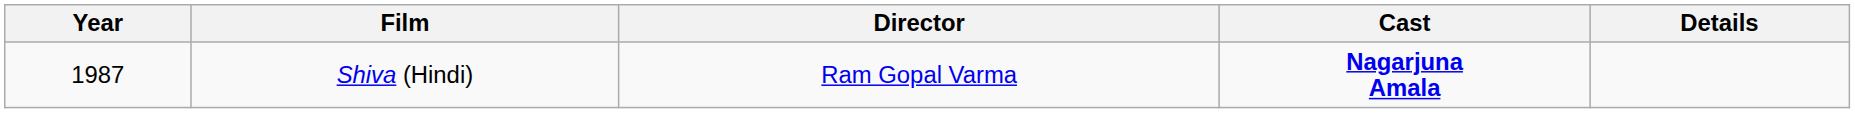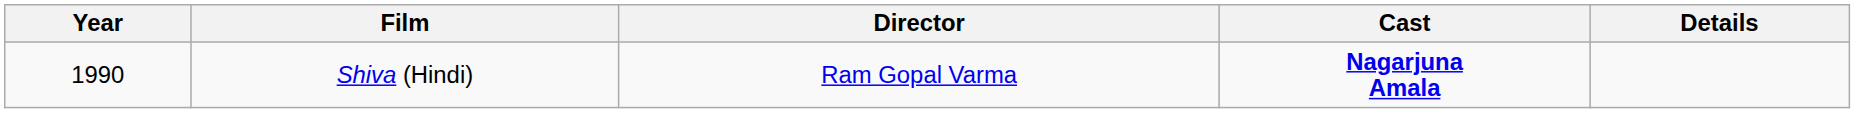(98, 74) 1987 -> (98, 74) 1990
